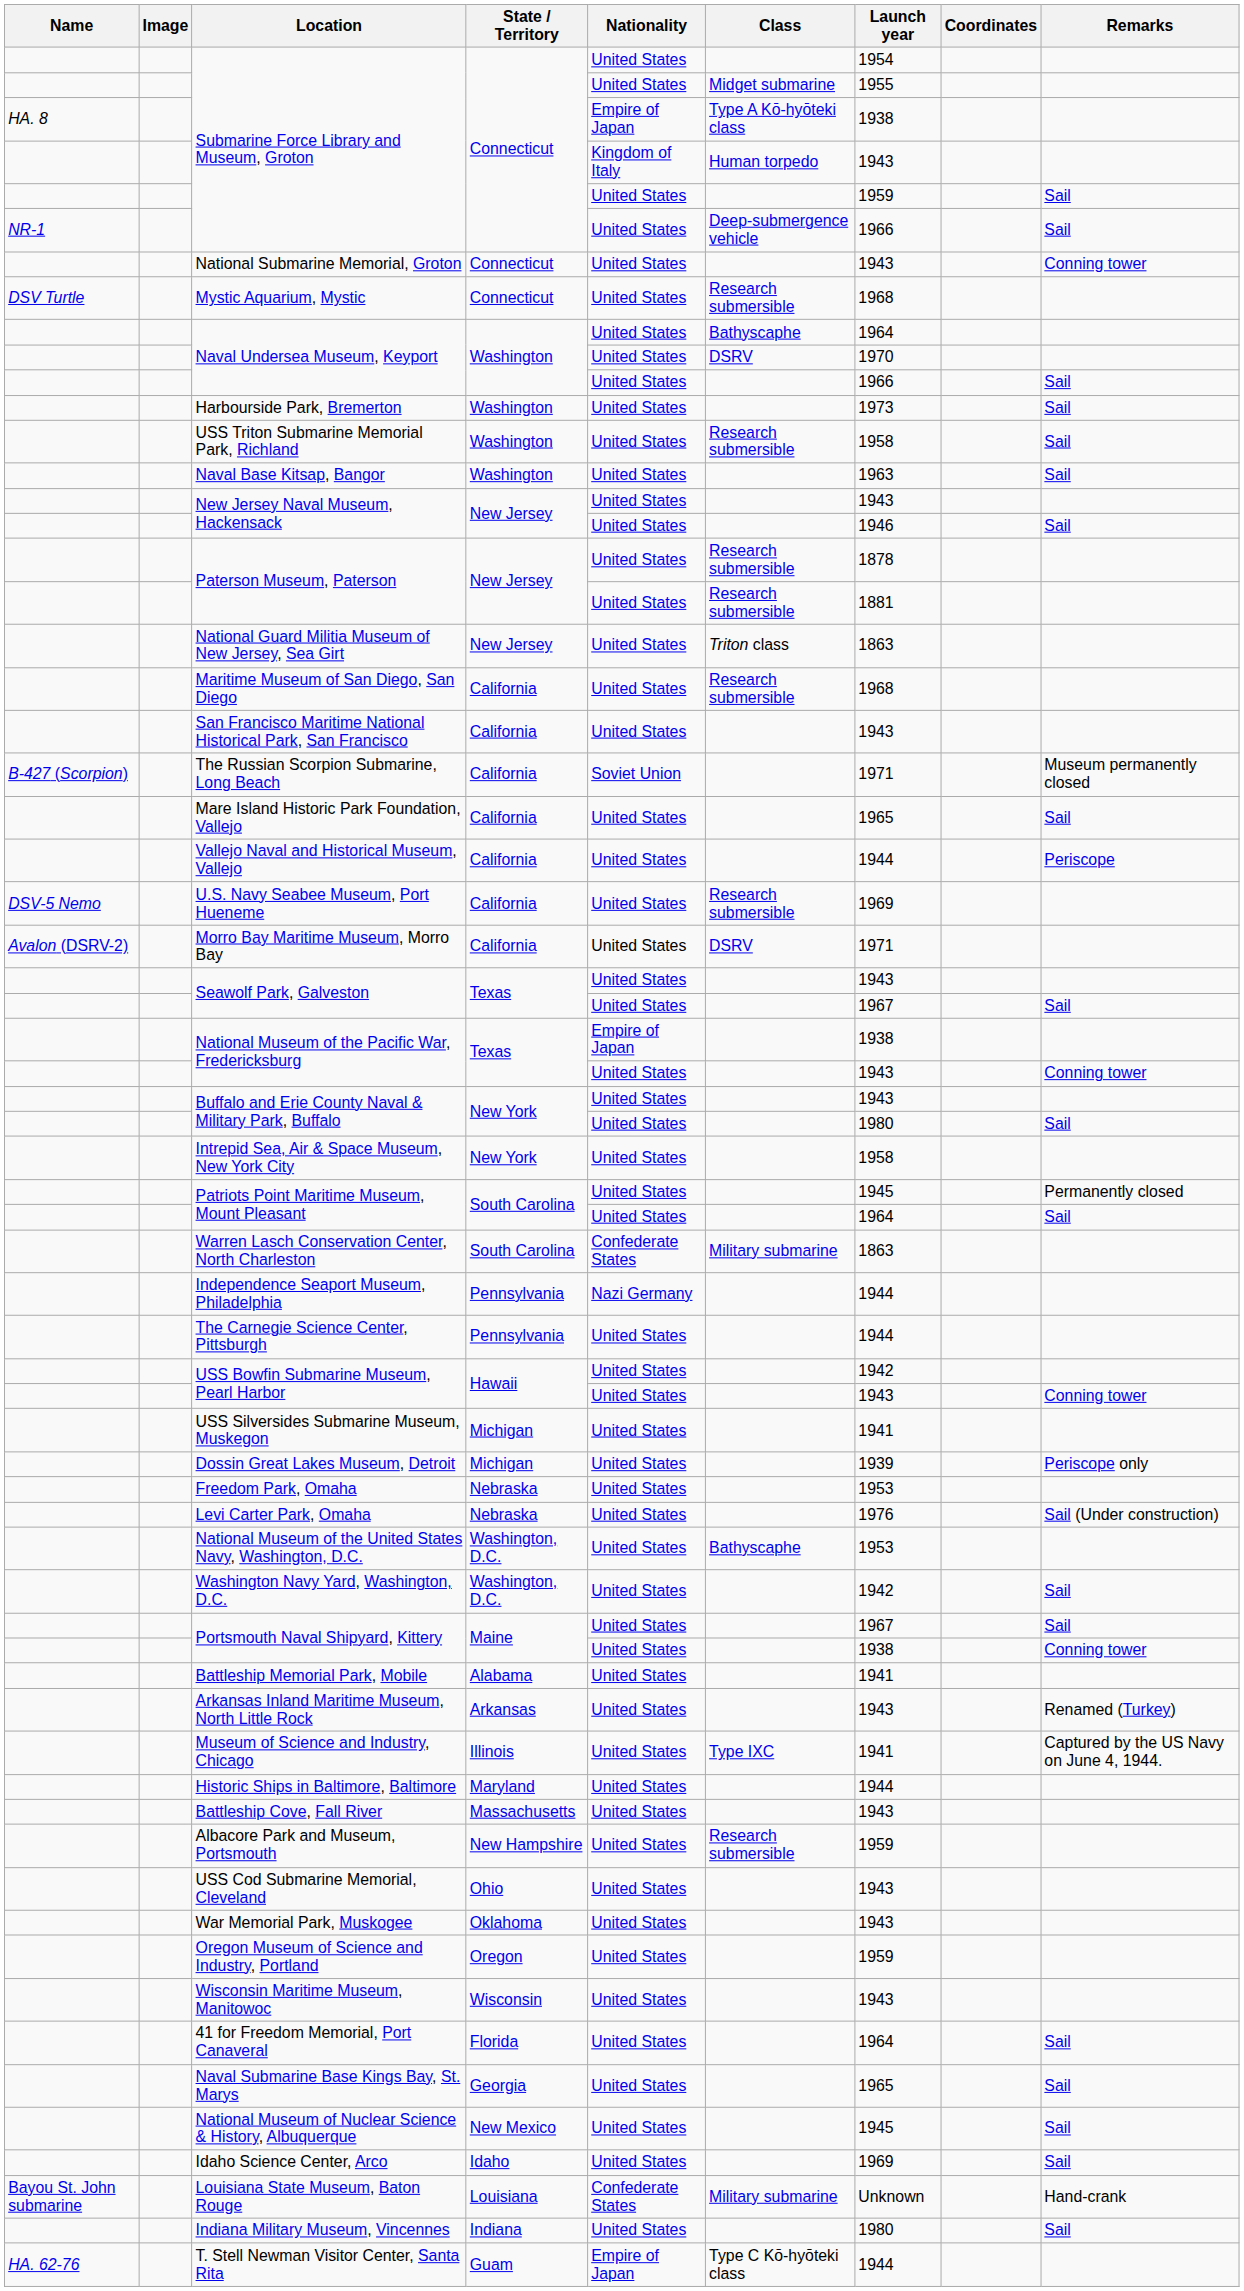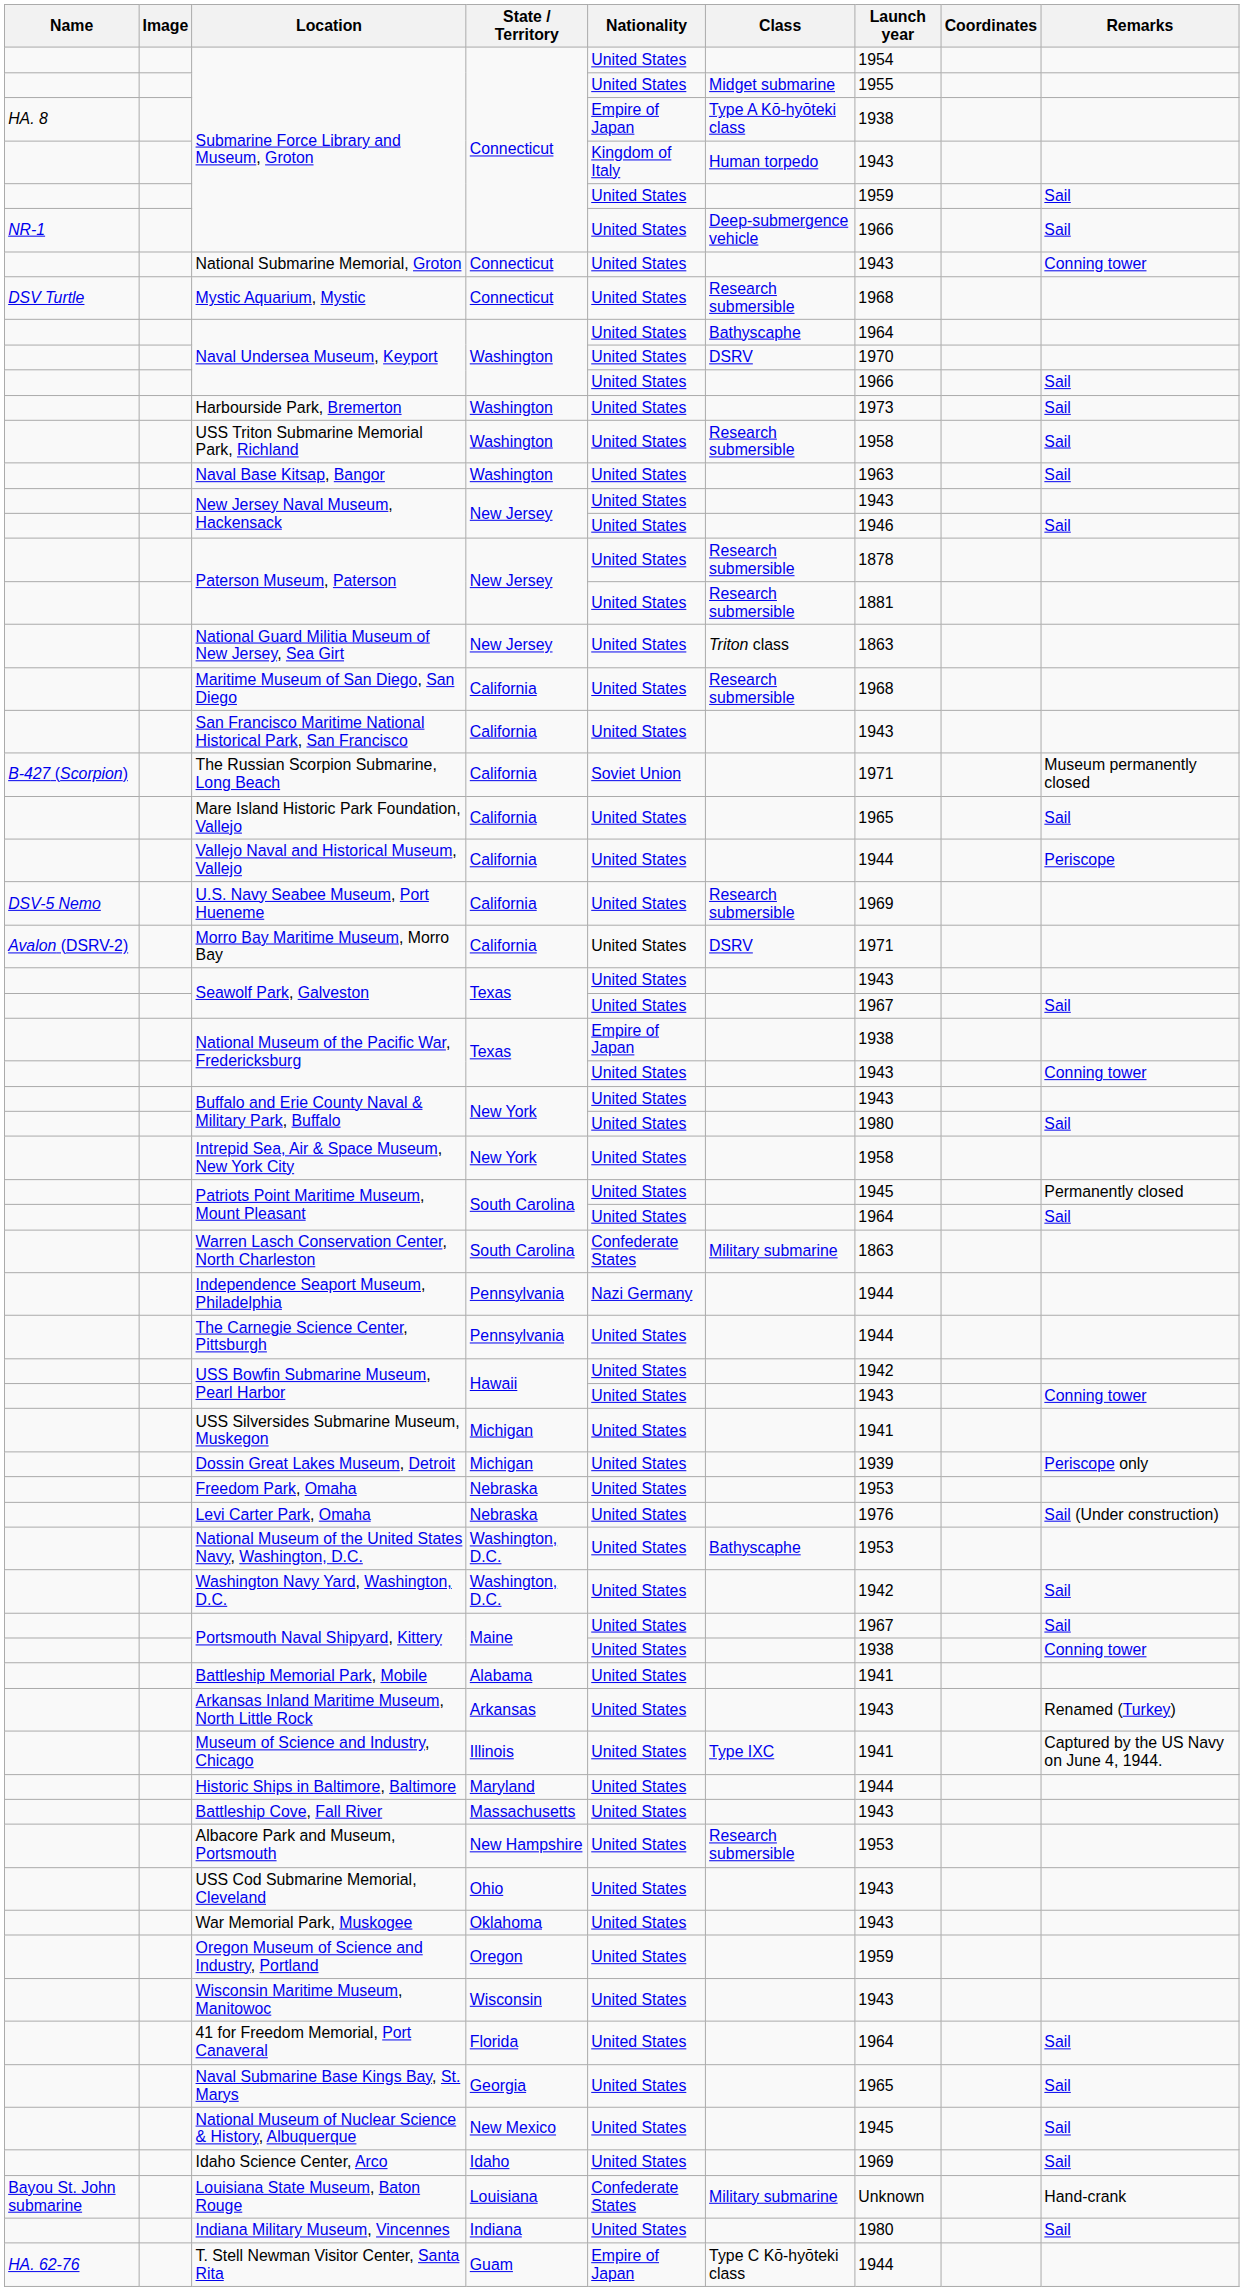(876, 1845) 1959 -> (876, 1845) 1953
